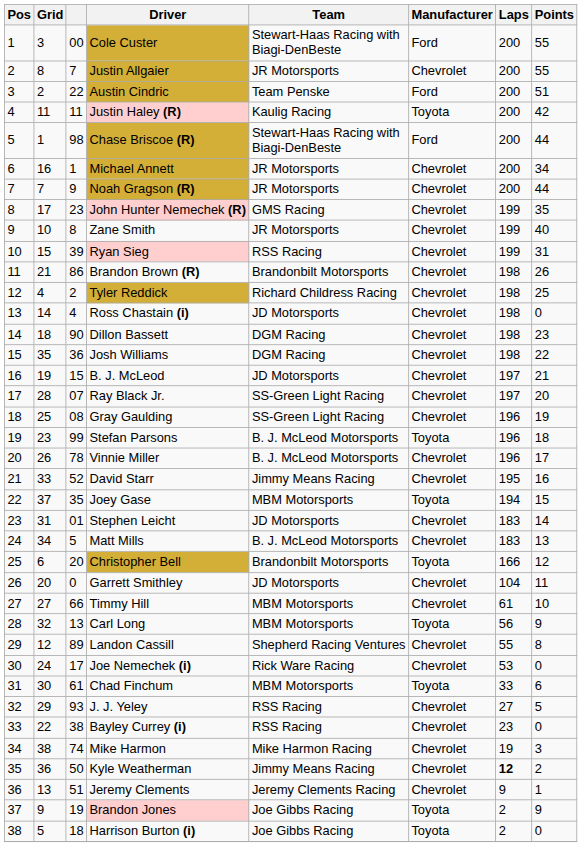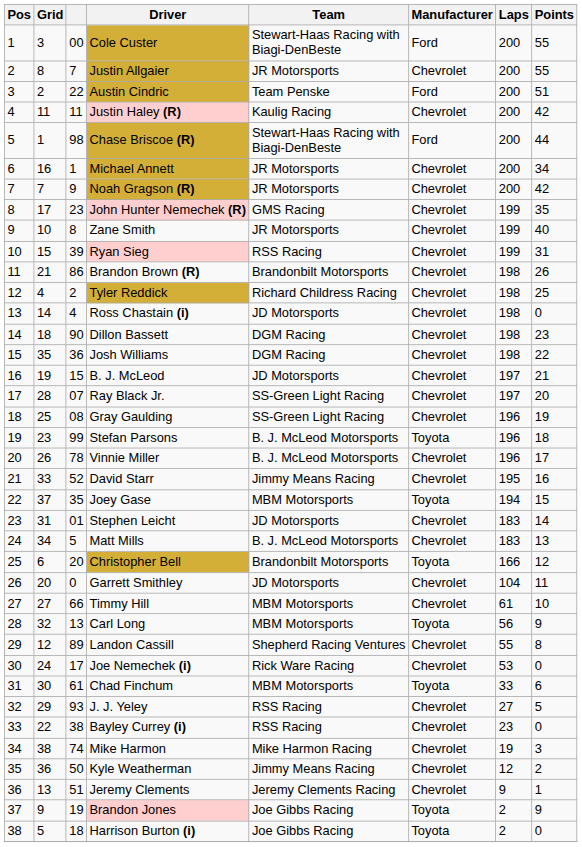(430, 112) Toyota -> (439, 112) Chevrolet
(542, 188) 44 -> (542, 188) 42
(506, 768) bold -> (506, 768) normal
